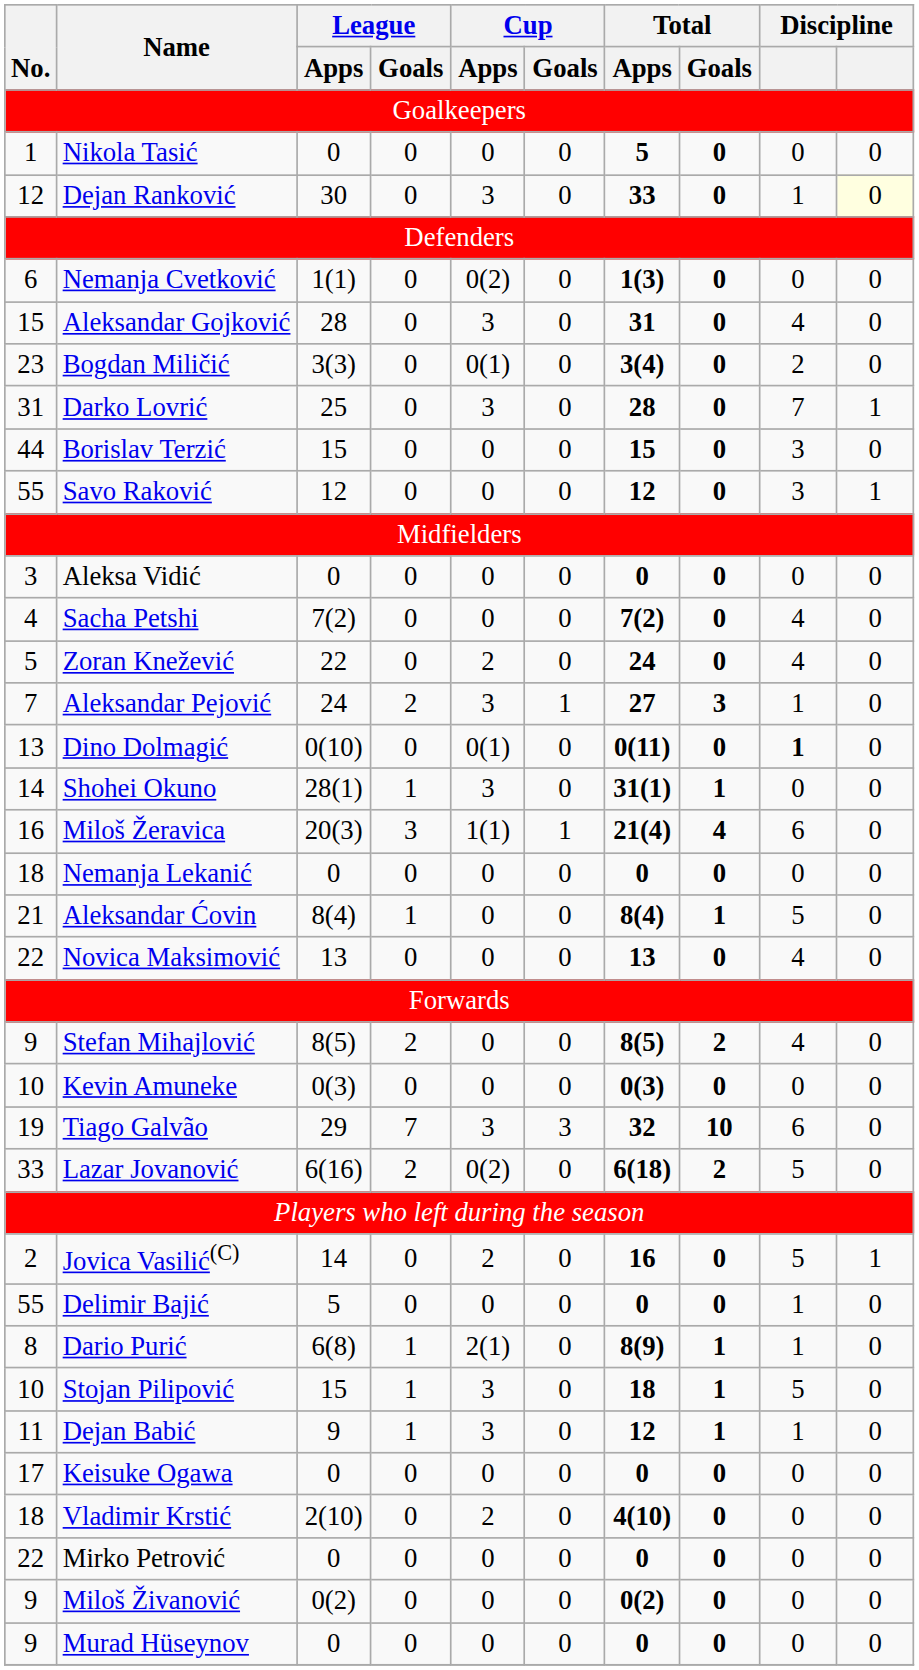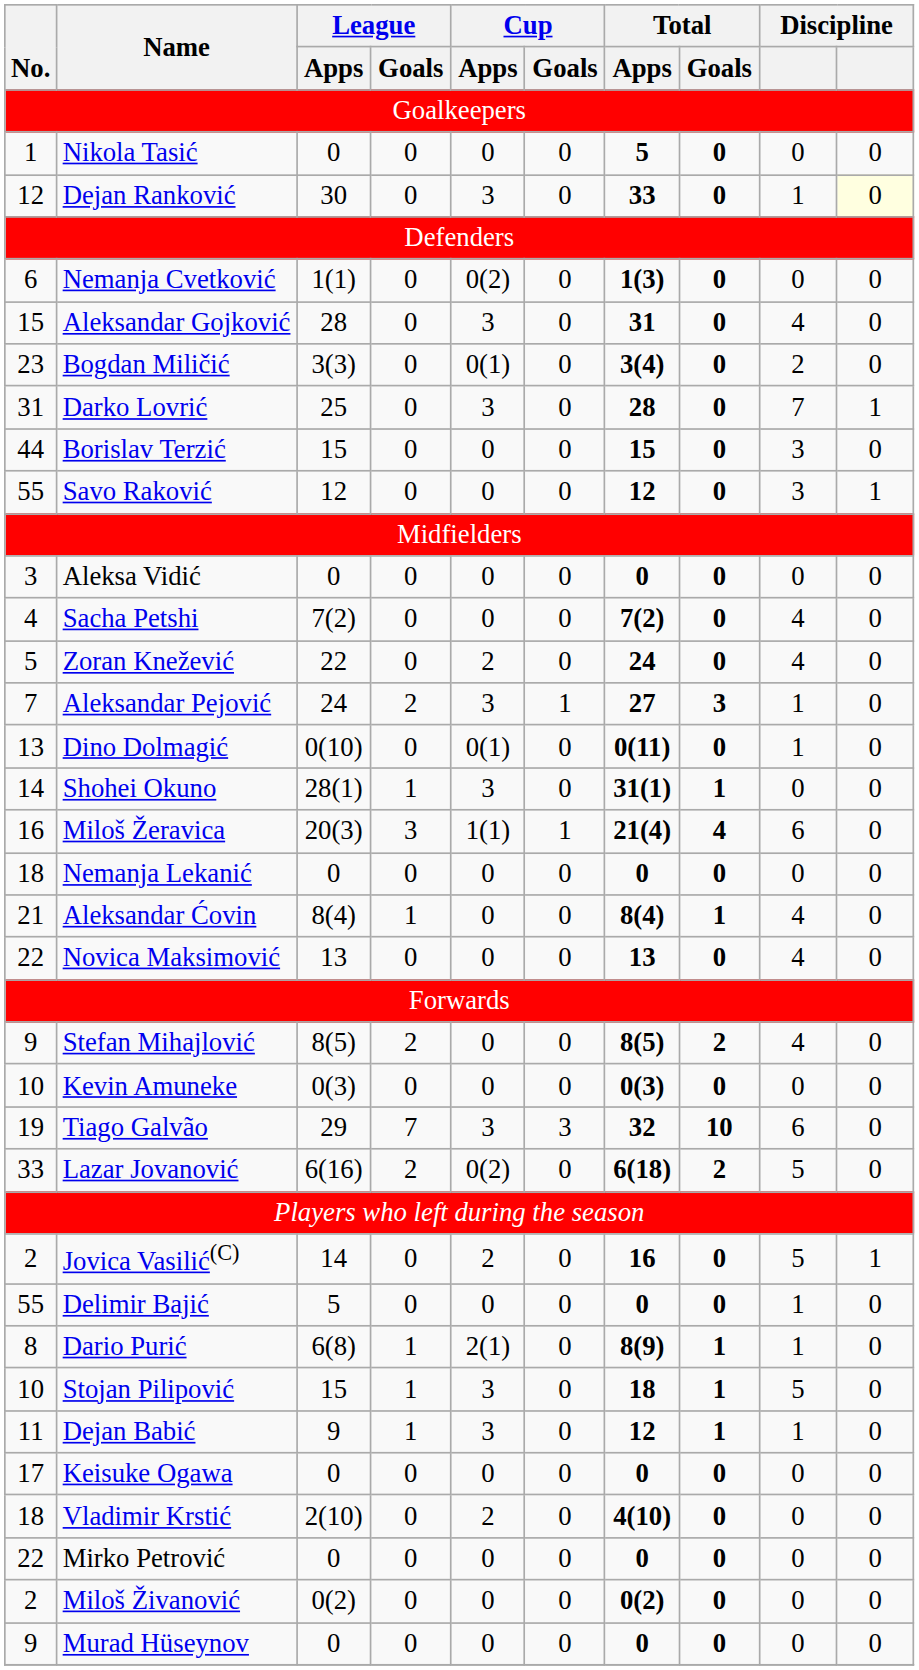(798, 746) bold -> (798, 746) normal
(798, 915) 5 -> (798, 915) 4
(31, 1600) 9 -> (31, 1600) 2
